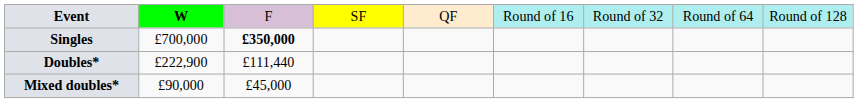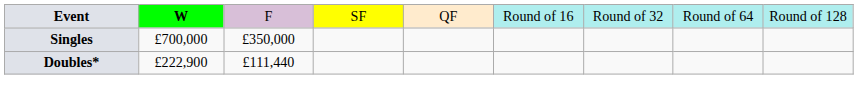(268, 39) bold -> (268, 39) normal
- row: (71, 86)
